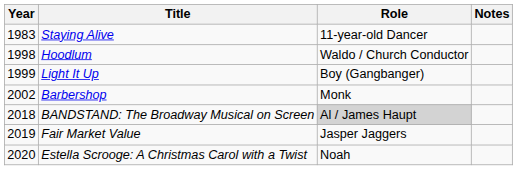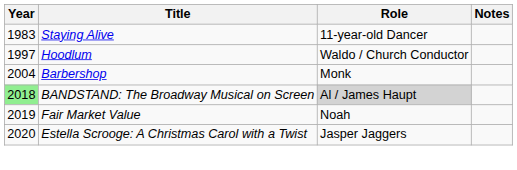(21, 54) 1998 -> (21, 54) 1997
- row: (70, 74)
(21, 94) 2002 -> (21, 74) 2004
(21, 114) no background -> (21, 94) lightgreen background
(363, 134) Jasper Jaggers -> (335, 114) Noah
(335, 154) Noah -> (363, 134) Jasper Jaggers
